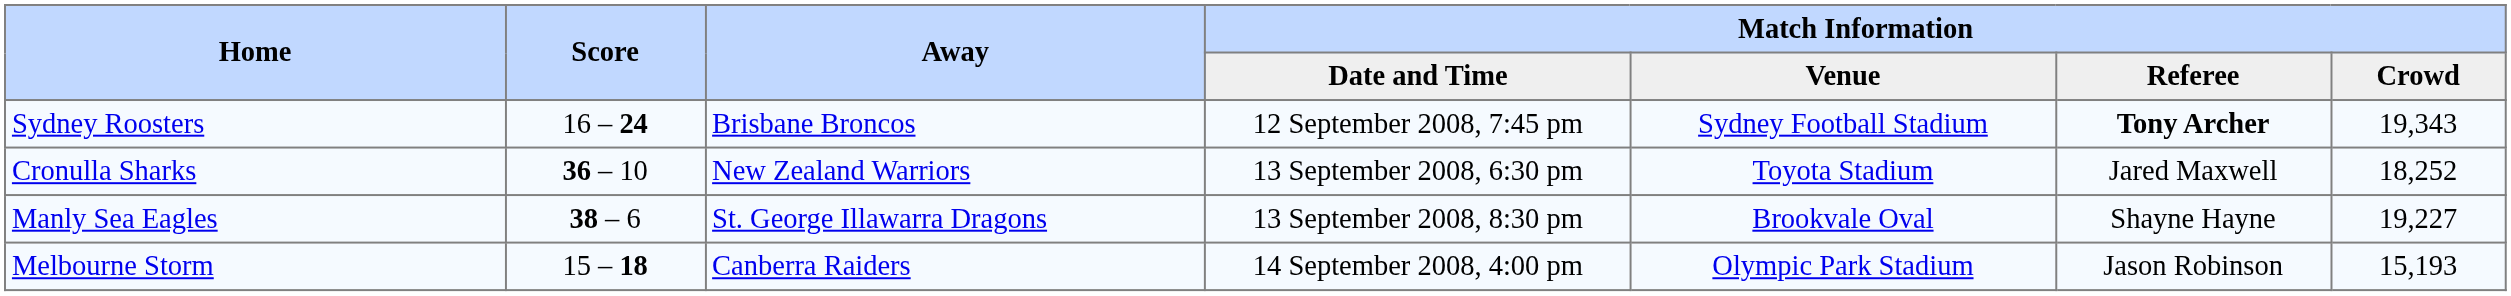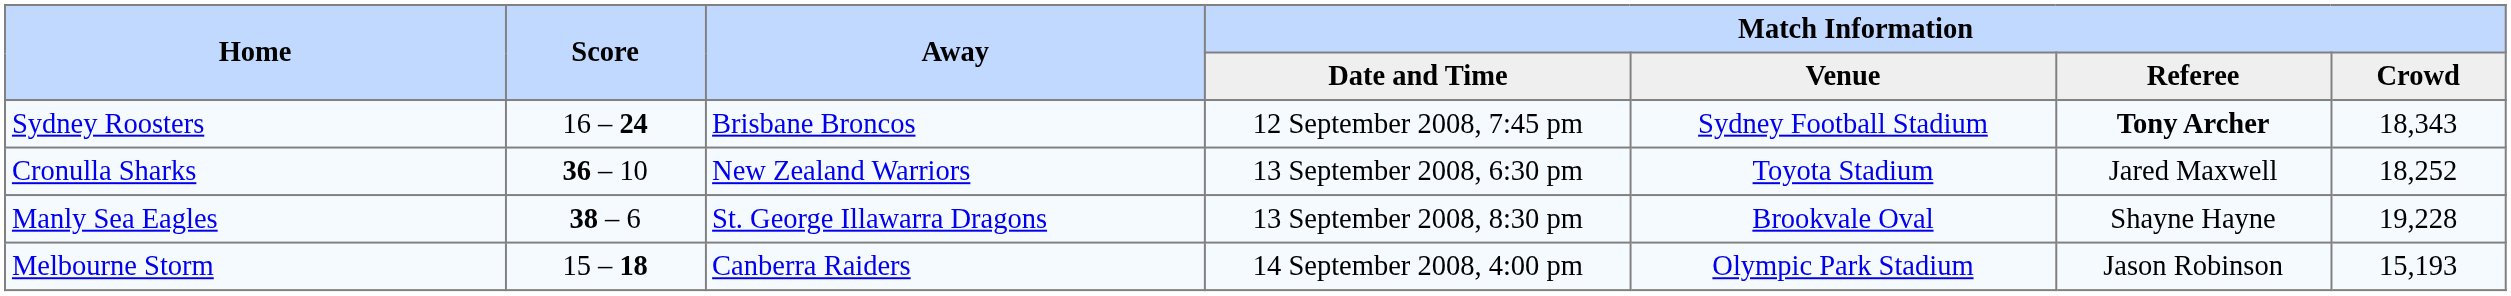(2418, 123) 19,343 -> (2418, 123) 18,343
(2418, 218) 19,227 -> (2418, 218) 19,228
